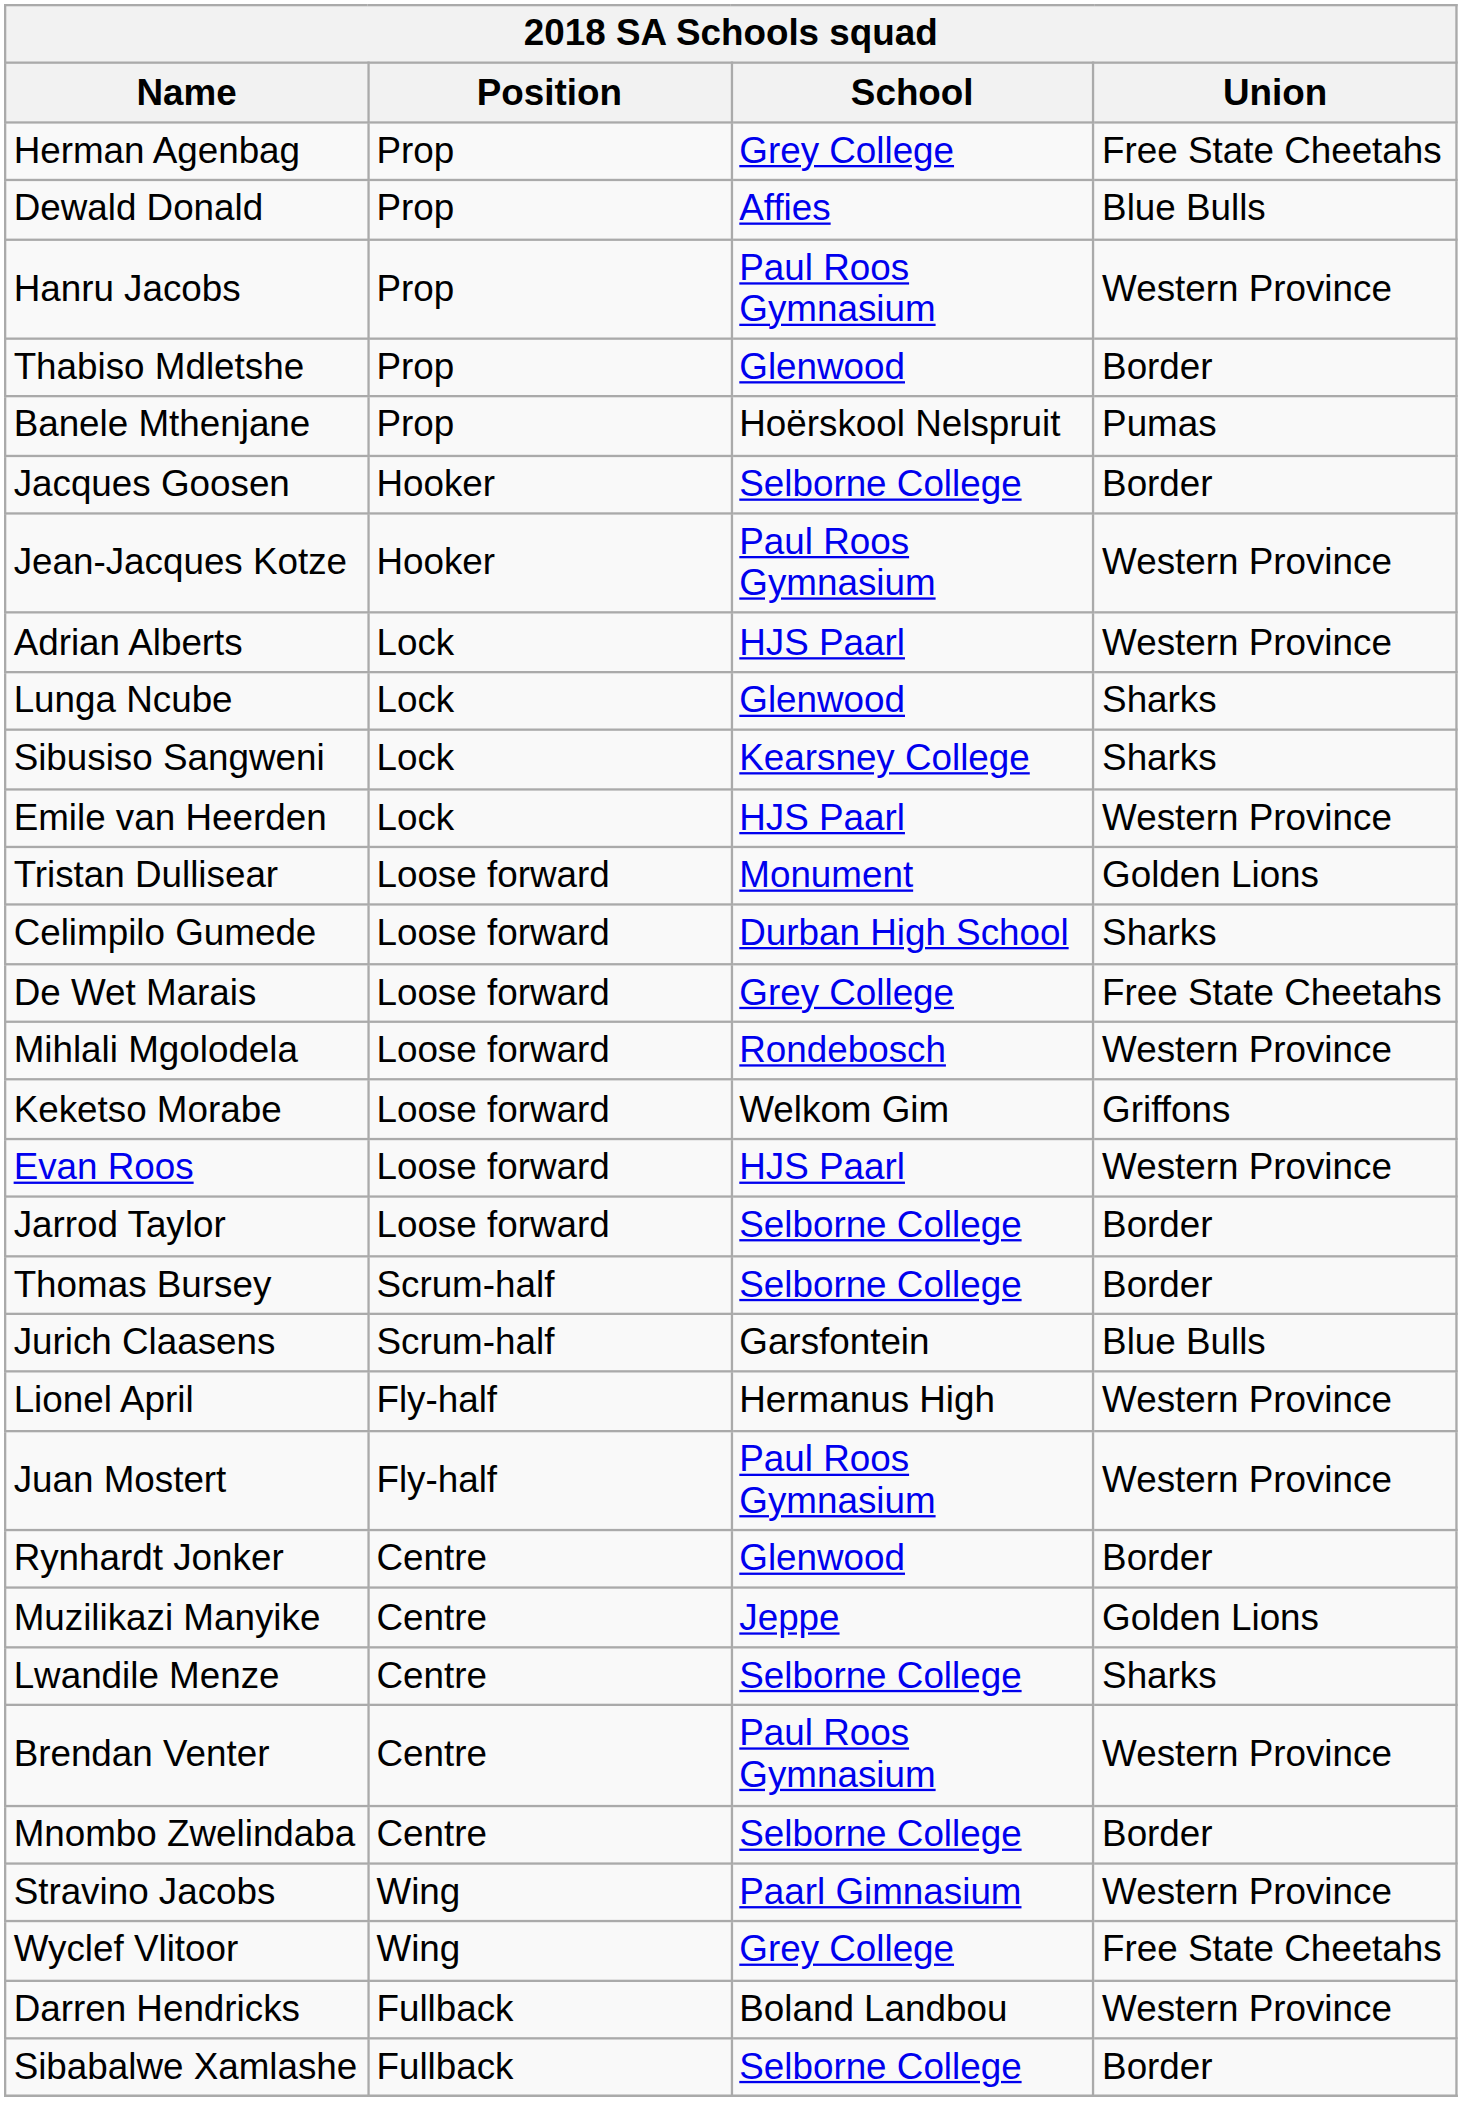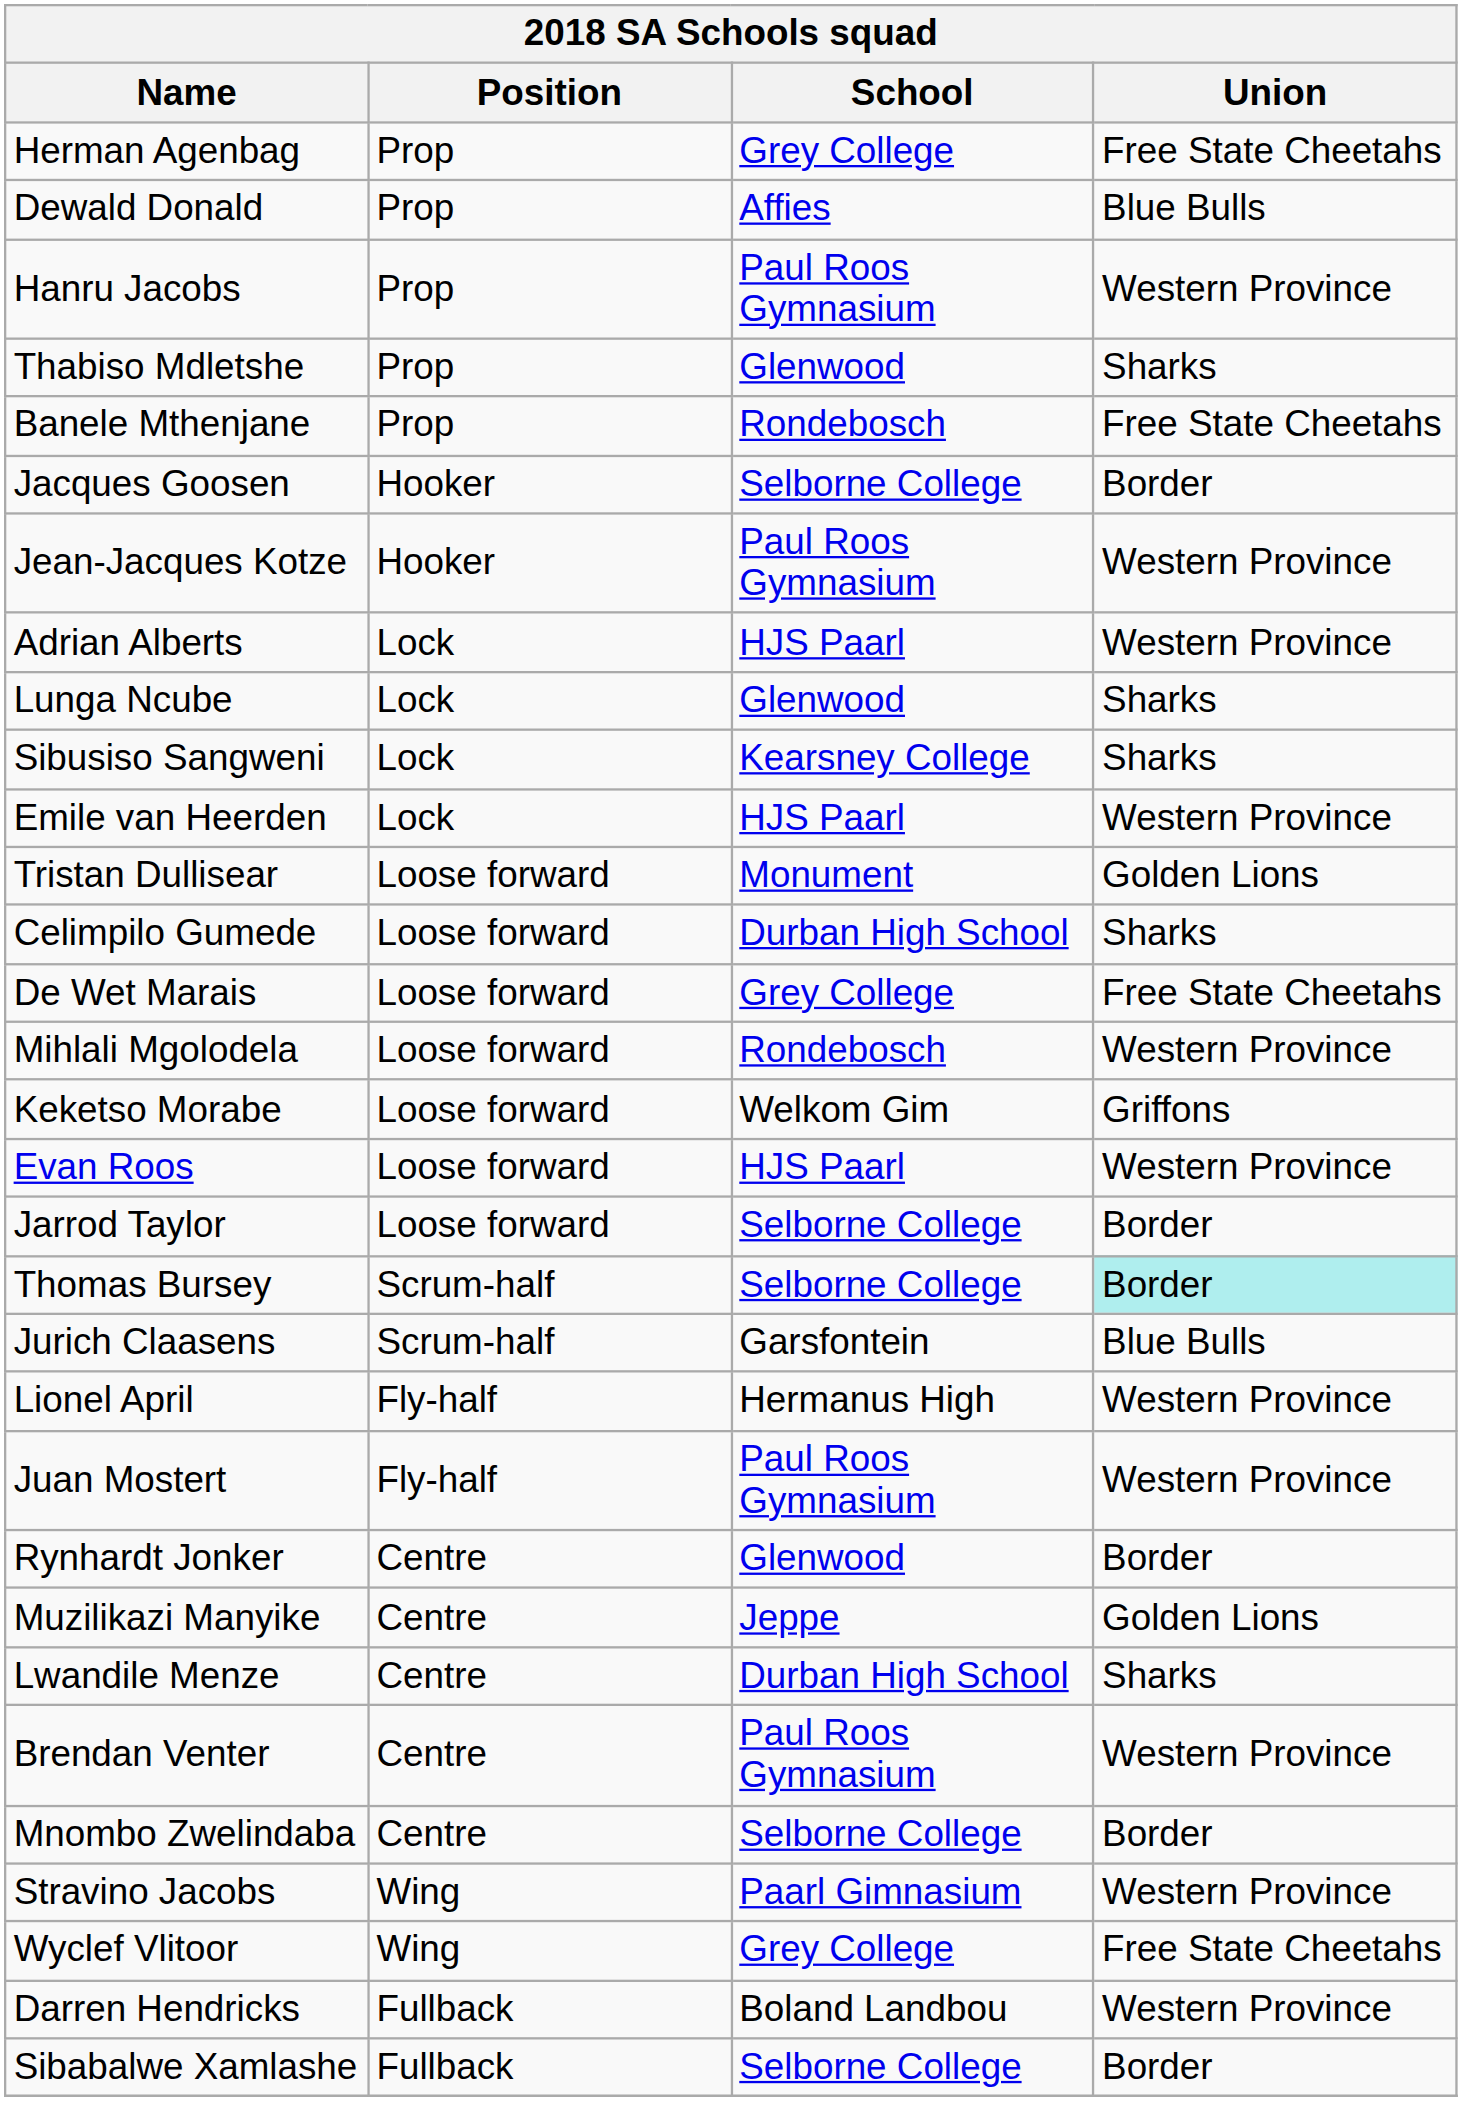(1157, 366) Border -> (1159, 366) Sharks
(900, 425) Hoërskool Nelspruit -> (843, 425) Rondebosch
(1159, 425) Pumas -> (1272, 425) Free State Cheetahs
(1157, 1283) no background -> (1157, 1283) paleturquoise background
(880, 1675) Selborne College -> (904, 1675) Durban High School
